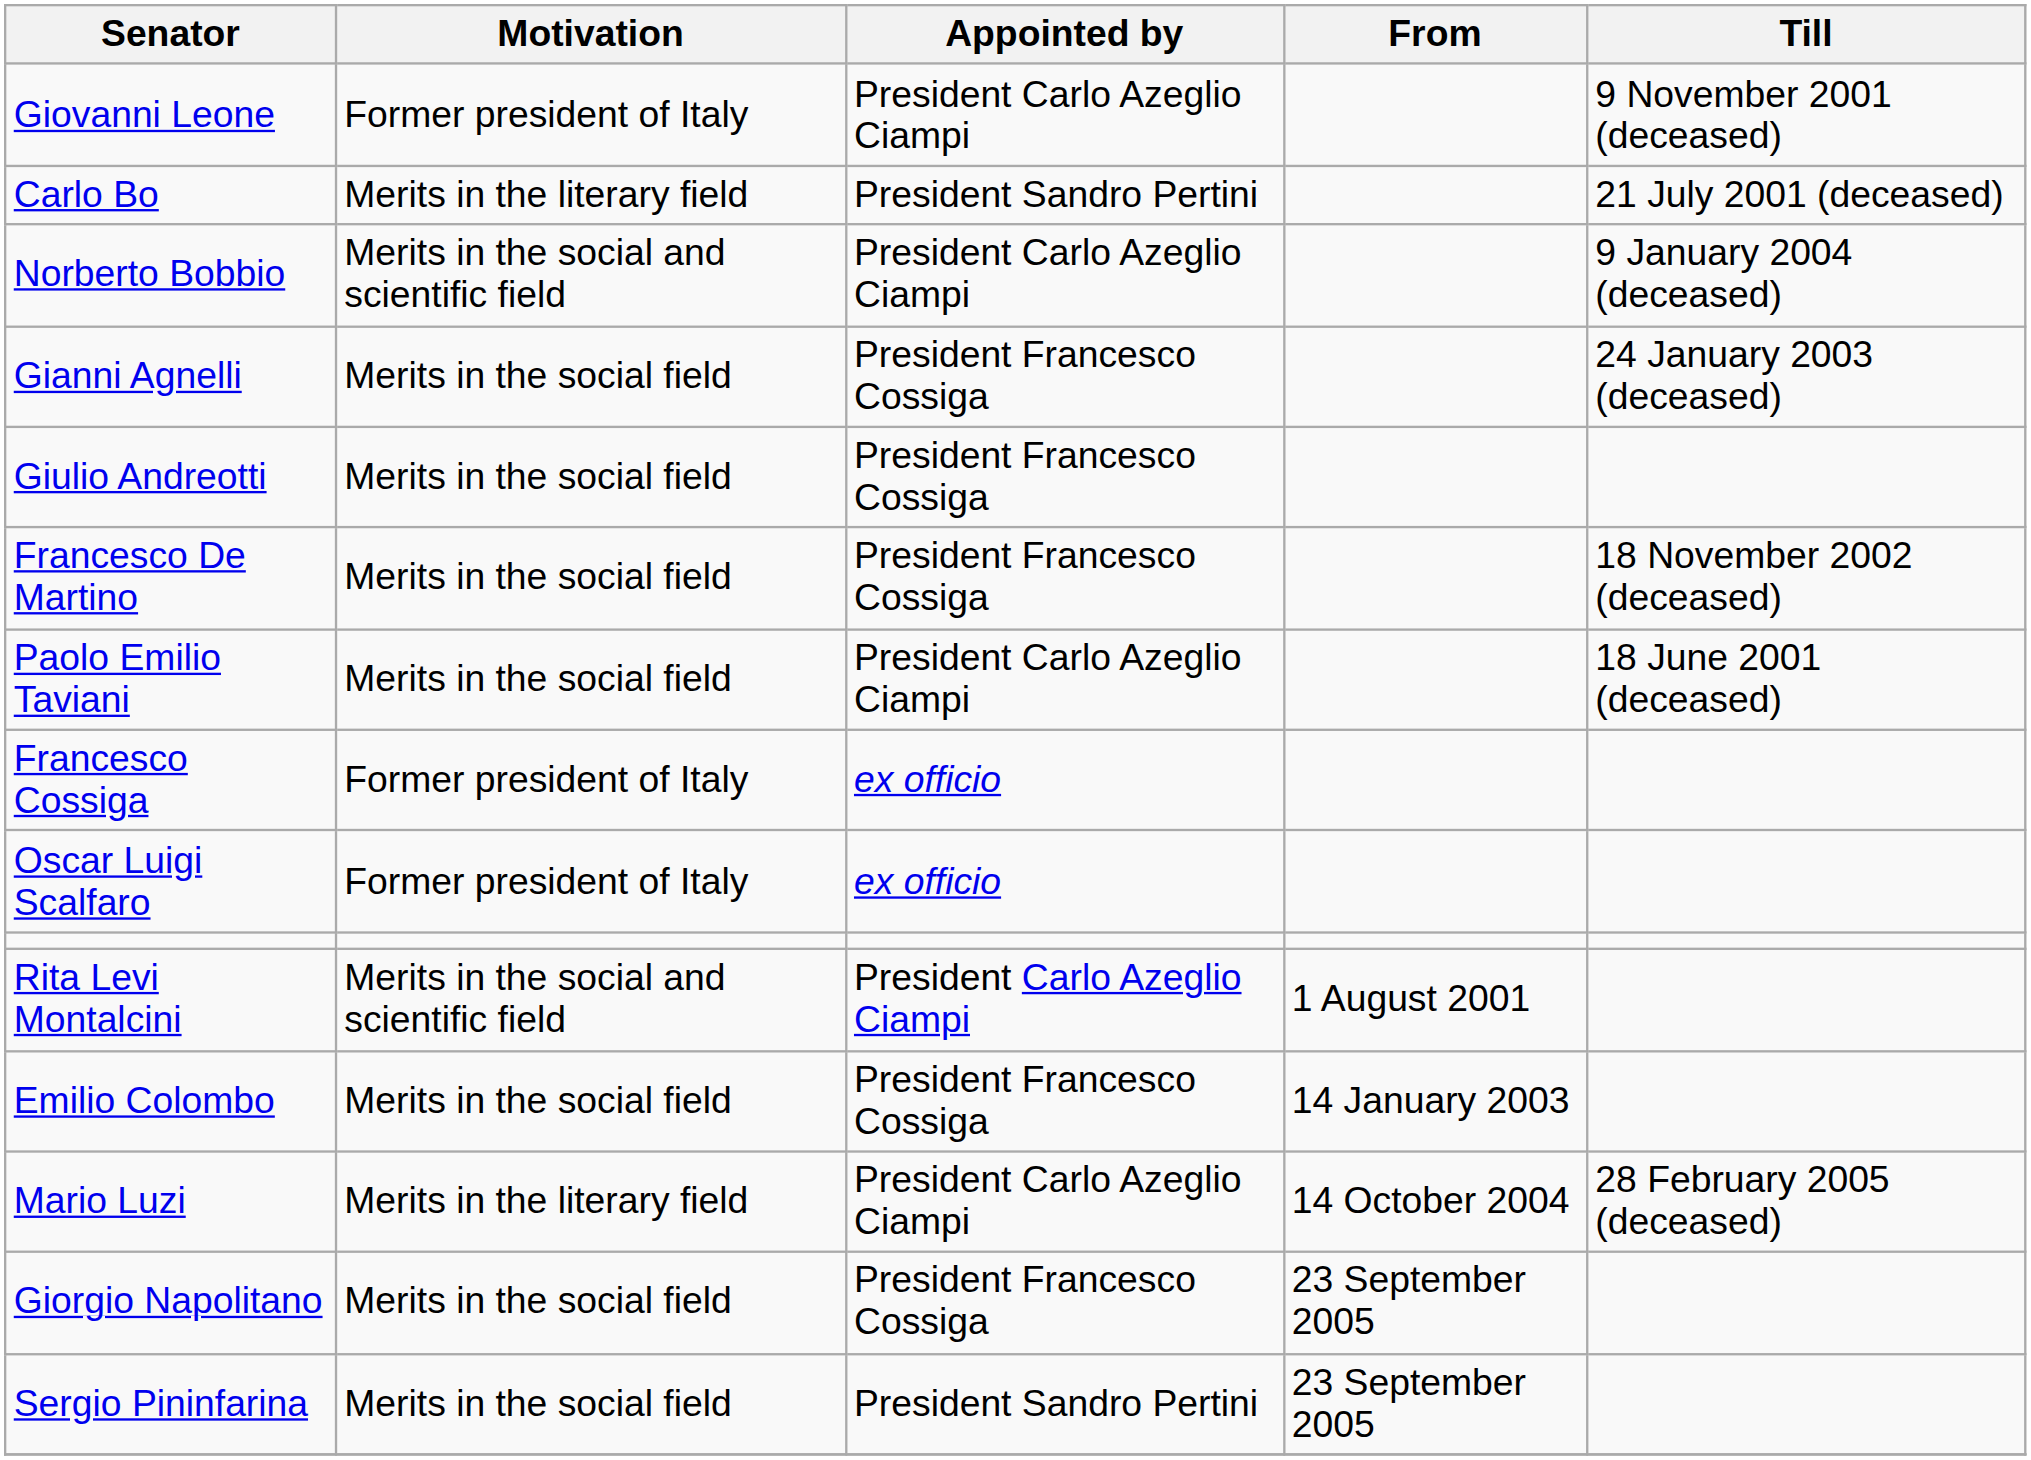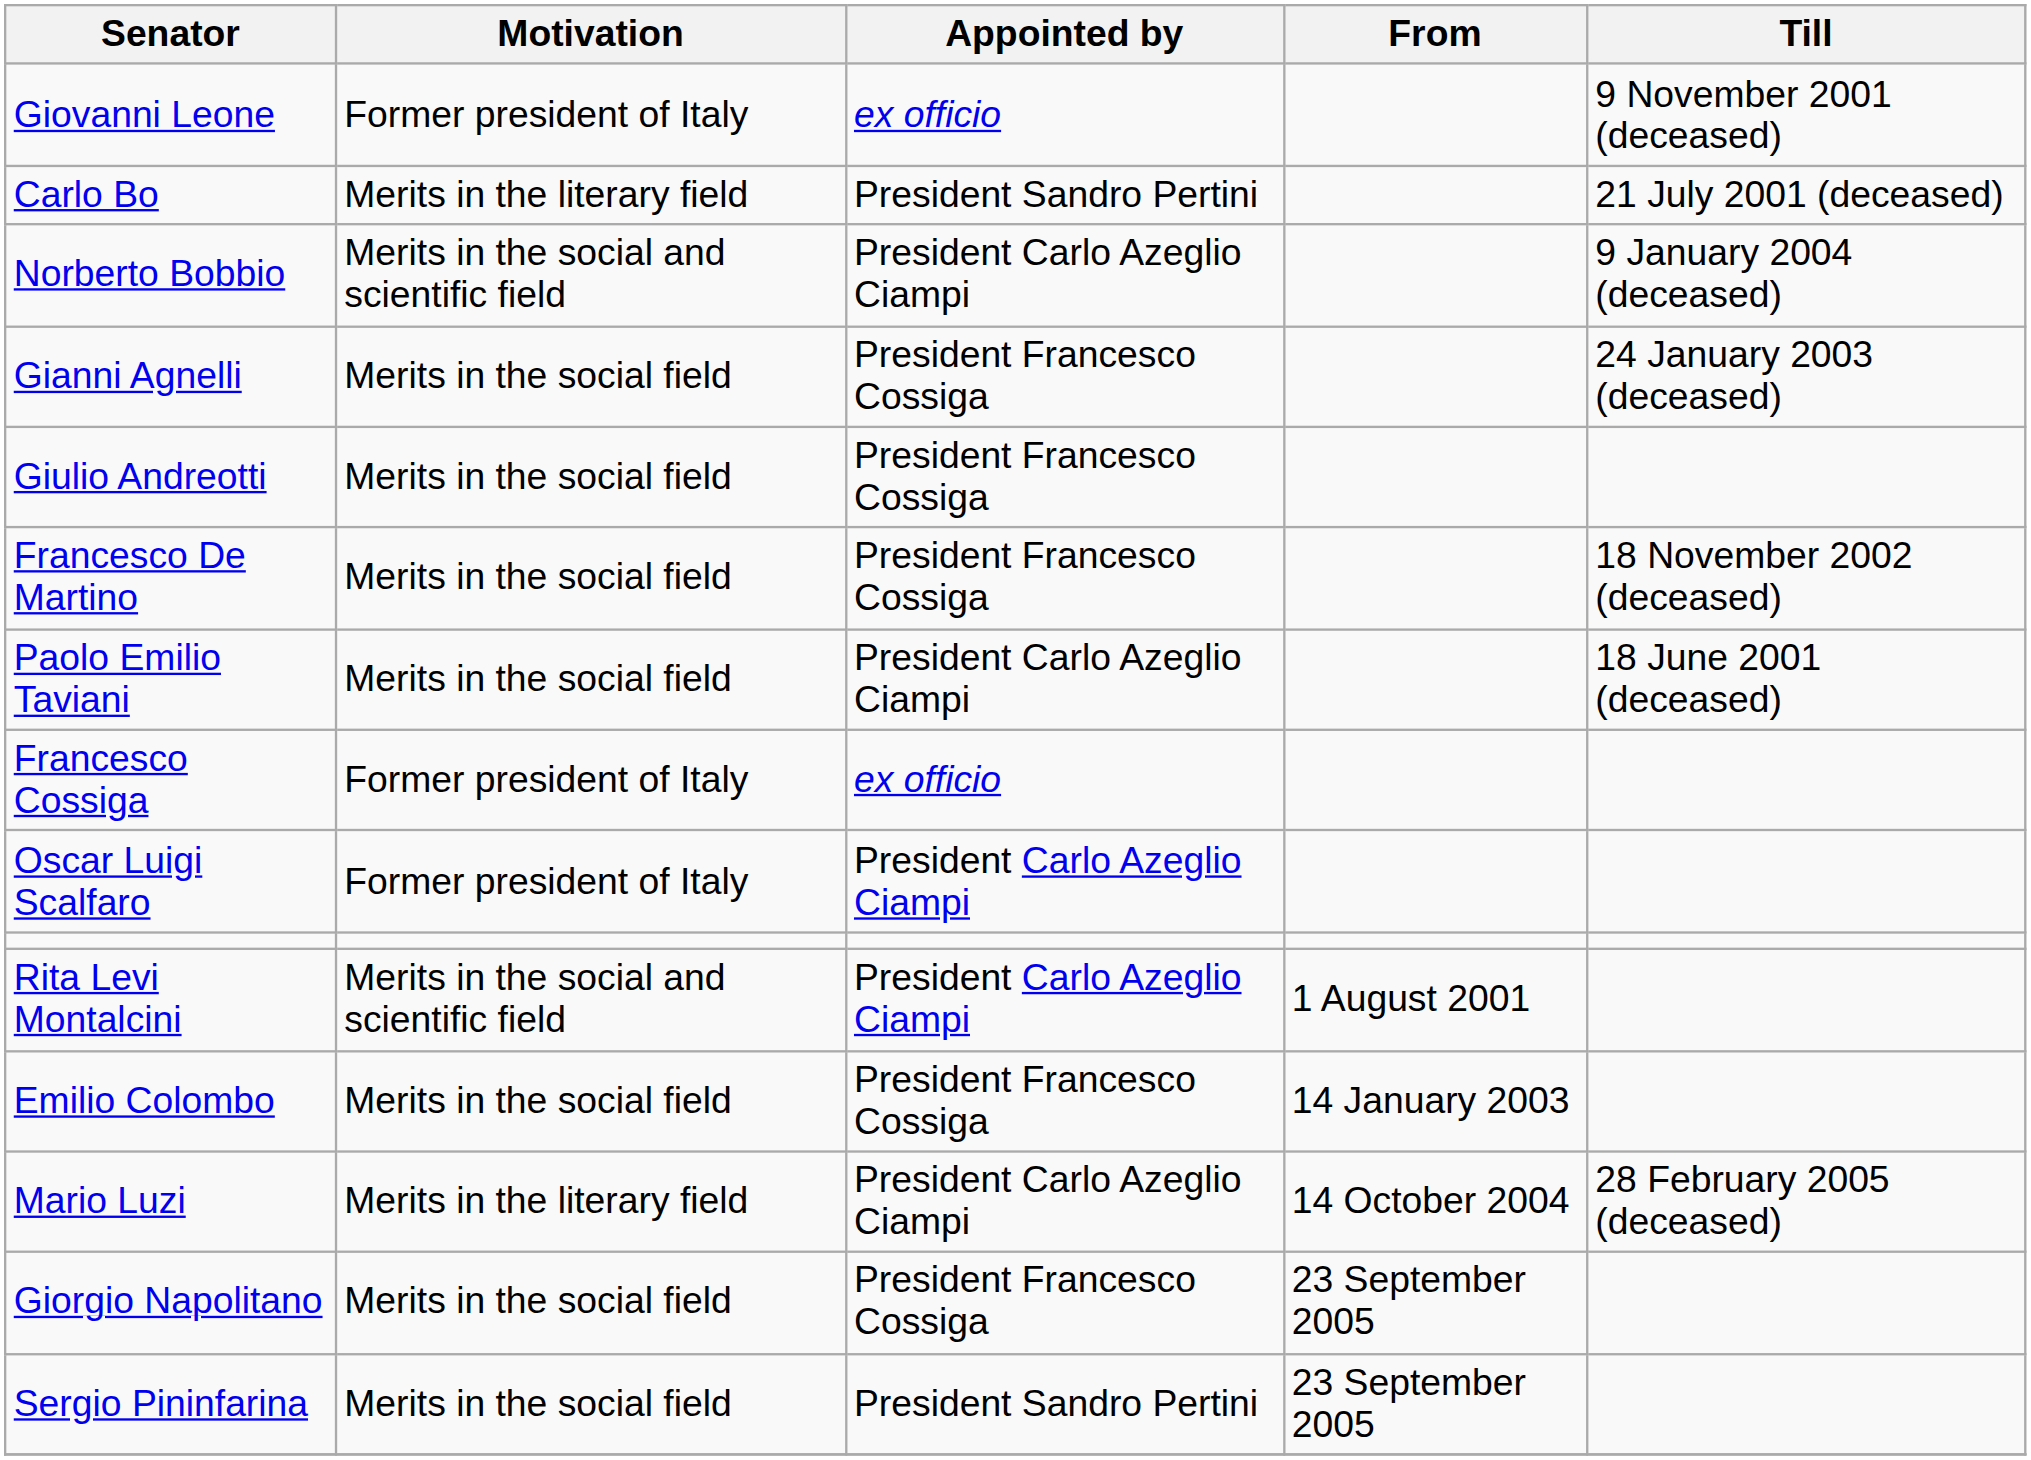(1048, 114) President Carlo Azeglio Ciampi -> (928, 114) ex officio
(928, 880) ex officio -> (1048, 880) President Carlo Azeglio Ciampi
